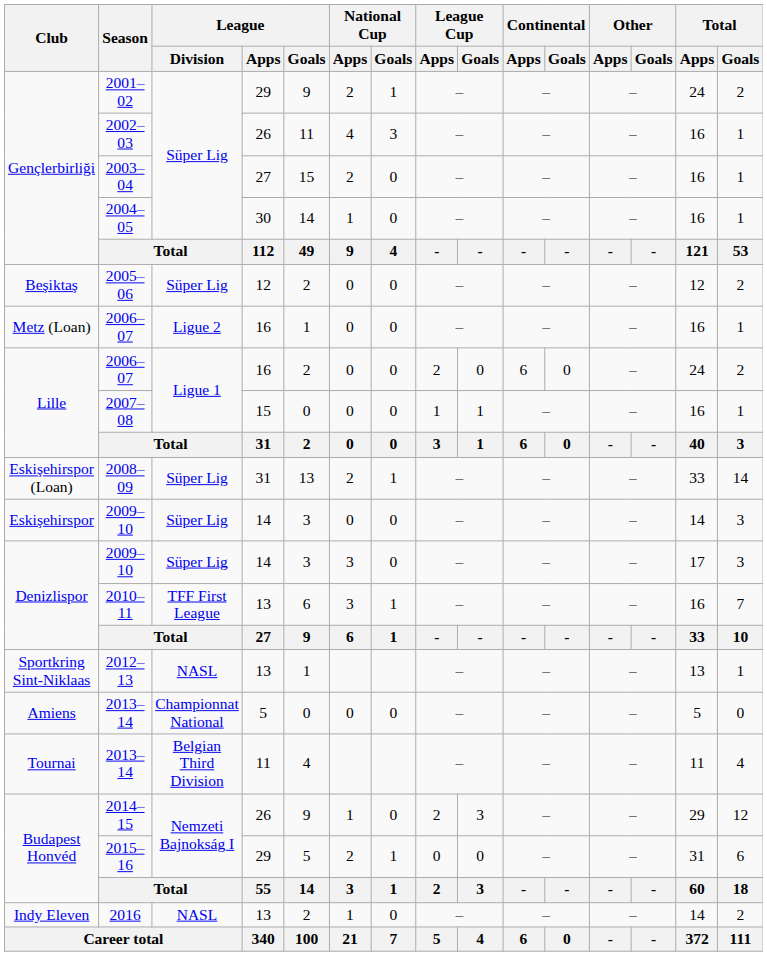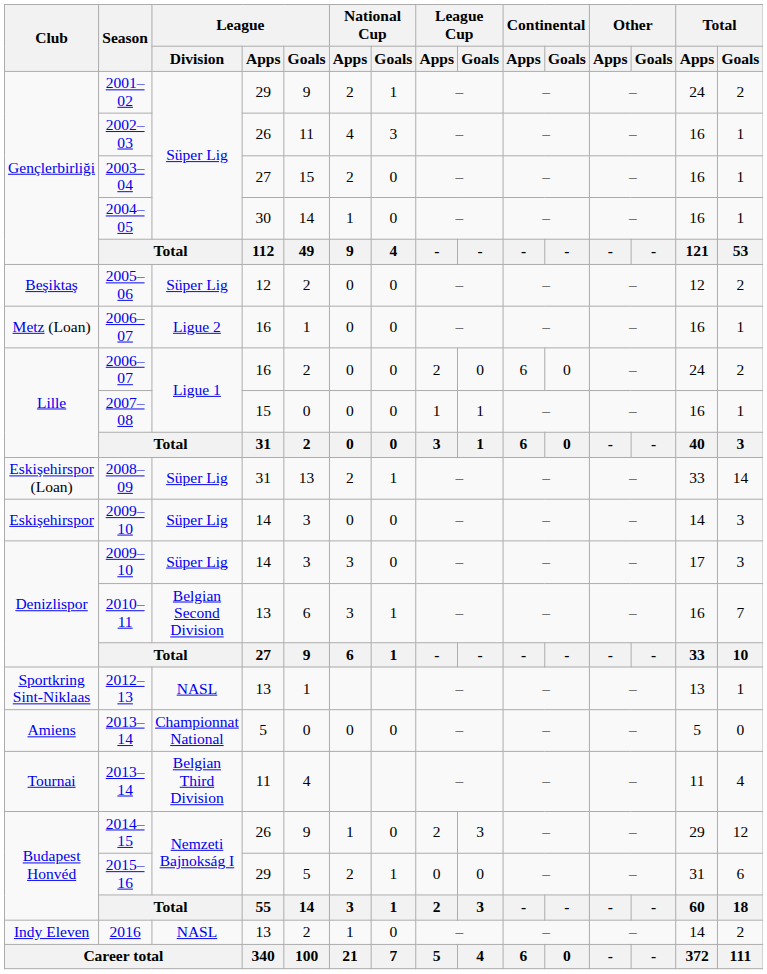(197, 604) TFF First League -> (197, 612) Belgian Second Division
